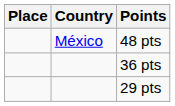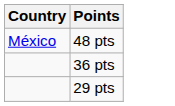- column: (28, 16)
